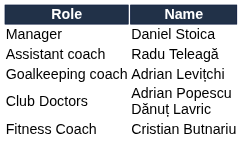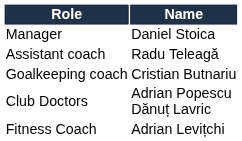(178, 74) Adrian Levițchi -> (184, 74) Cristian Butnariu
(184, 129) Cristian Butnariu -> (178, 129) Adrian Levițchi
